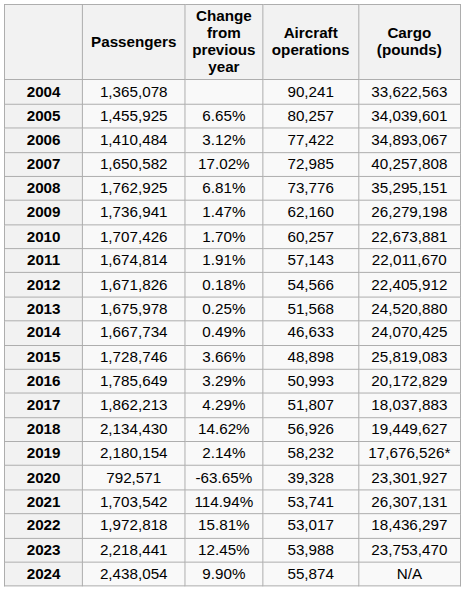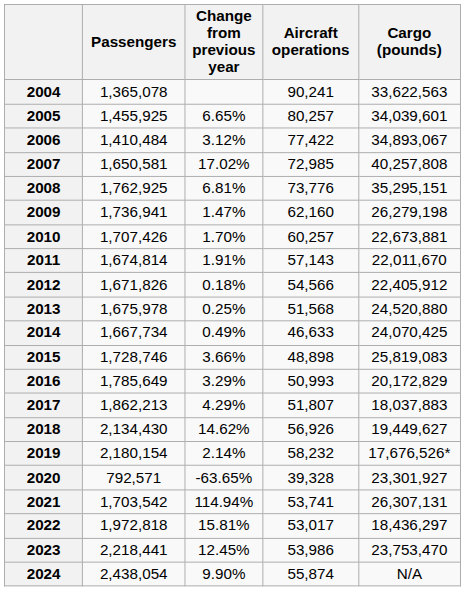(134, 164) 1,650,582 -> (134, 164) 1,650,581
(311, 549) 53,988 -> (311, 549) 53,986
